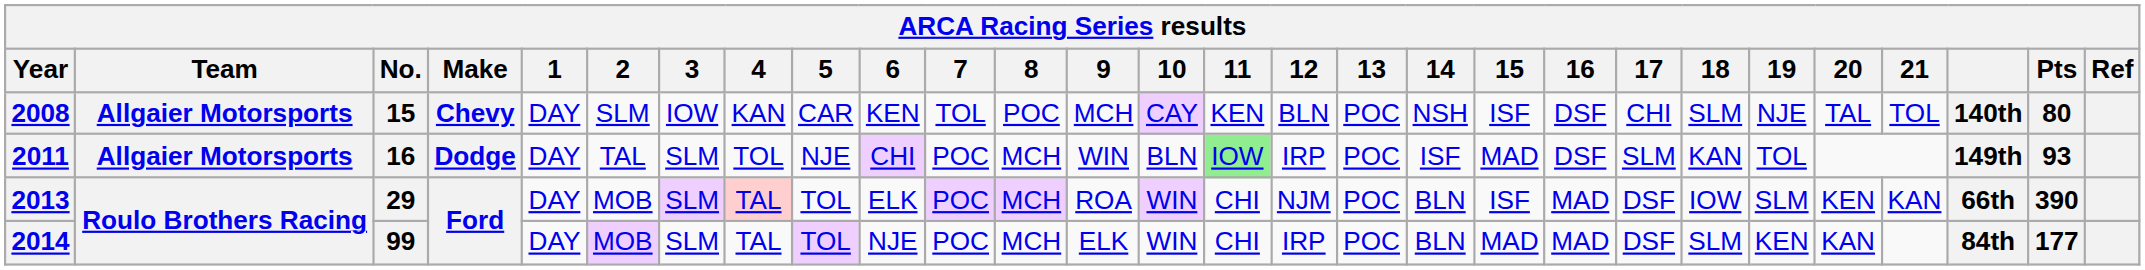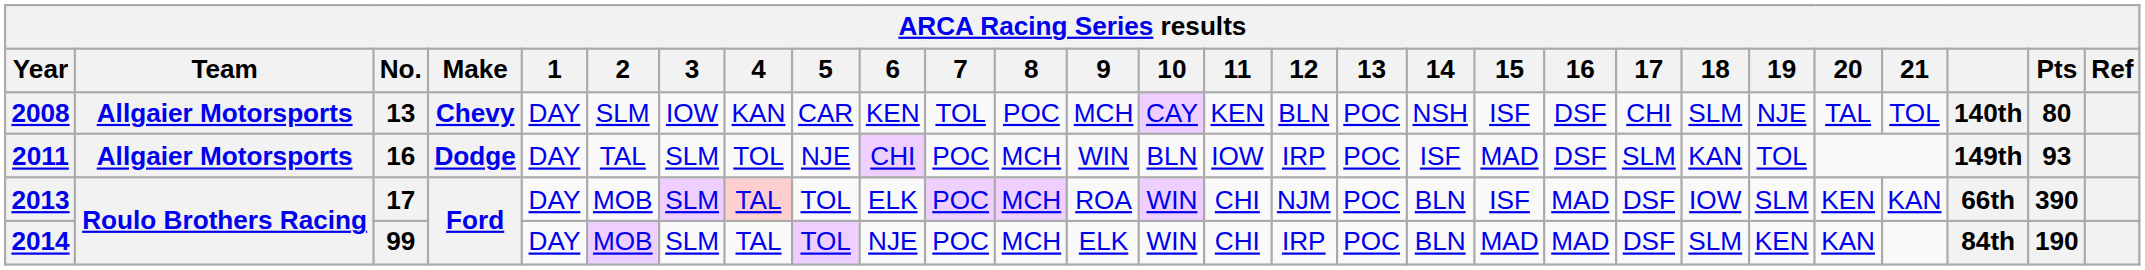(401, 113) 15 -> (401, 113) 13
(1237, 156) lightgreen background -> (1237, 156) no background
(401, 199) 29 -> (401, 199) 17
(2057, 242) 177 -> (2057, 242) 190
